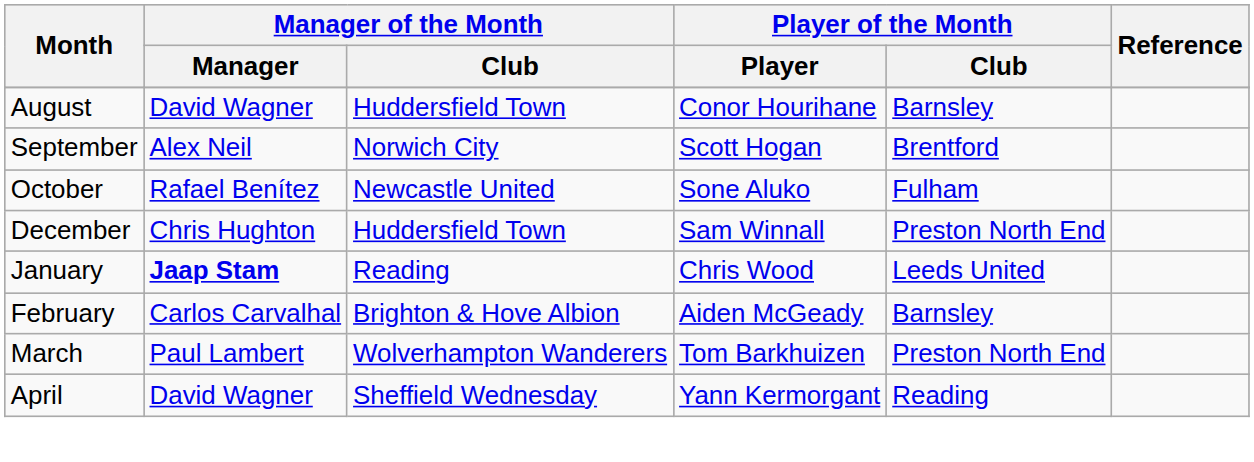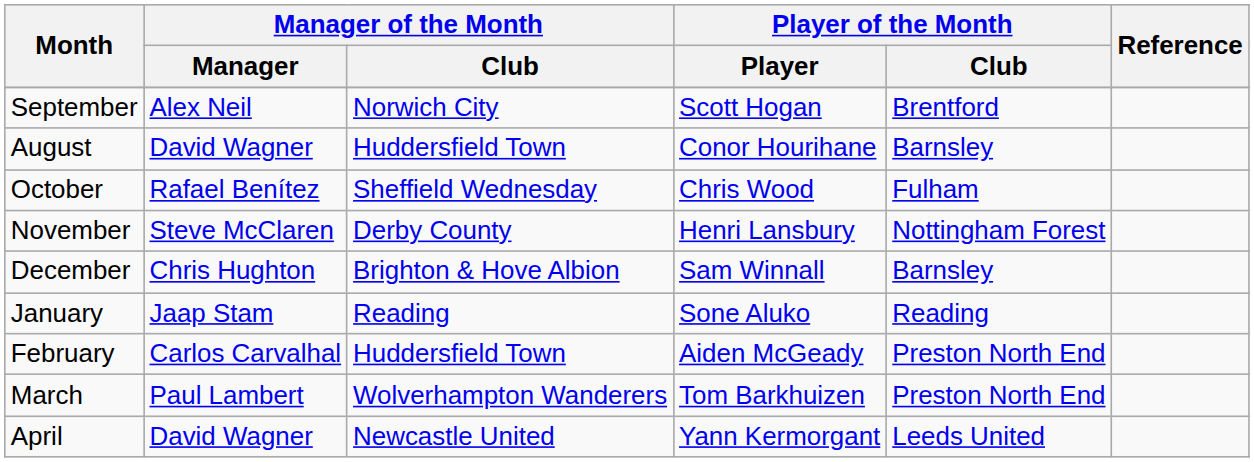rows swapped: (51, 107) <-> (74, 148)
(454, 189) Newcastle United -> (475, 189) Sheffield Wednesday
(745, 189) Sone Aluko -> (747, 189) Chris Wood
+ row: (71, 230)
(459, 230) Huddersfield Town -> (486, 271) Brighton & Hove Albion
(999, 230) Preston North End -> (943, 271) Barnsley
(214, 271) bold -> (211, 312) normal
(747, 271) Chris Wood -> (745, 312) Sone Aluko
(969, 271) Leeds United -> (941, 312) Reading
(486, 312) Brighton & Hove Albion -> (459, 353) Huddersfield Town
(943, 312) Barnsley -> (999, 353) Preston North End
(475, 395) Sheffield Wednesday -> (454, 436) Newcastle United
(941, 395) Reading -> (969, 436) Leeds United
